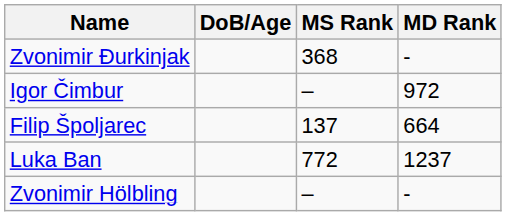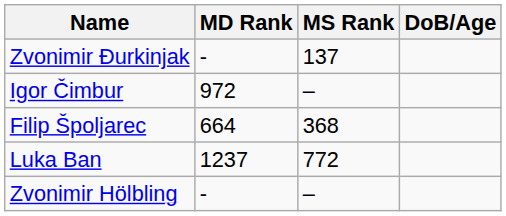columns swapped: (246, 22) <-> (450, 22)
(320, 57) 368 -> (321, 57) 137
(320, 125) 137 -> (321, 125) 368
